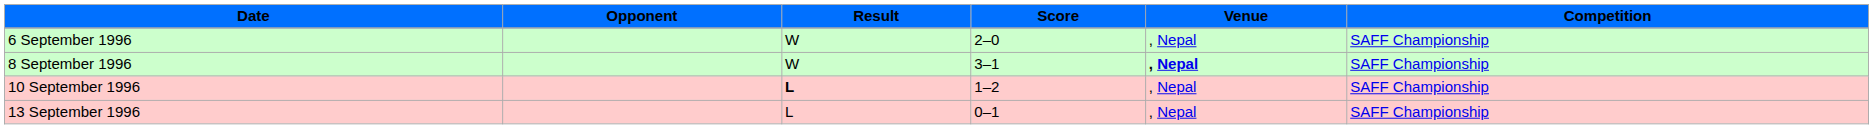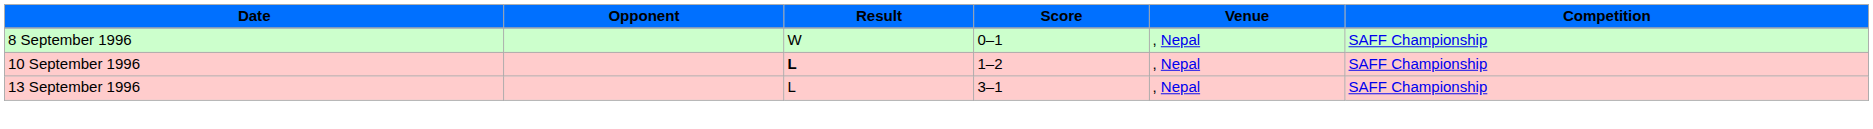- row: (70, 40)
(987, 64) 3–1 -> (990, 40) 0–1
(1173, 64) bold -> (1176, 40) normal
(987, 111) 0–1 -> (990, 87) 3–1
